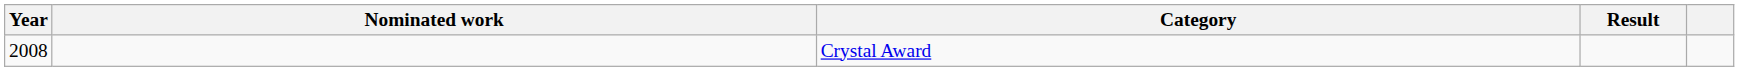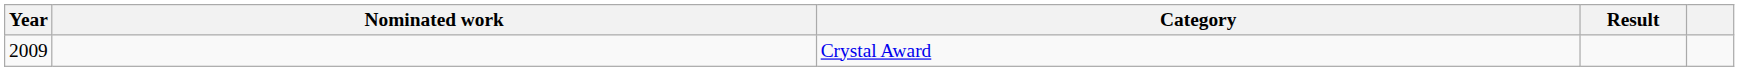(28, 50) 2008 -> (28, 50) 2009
